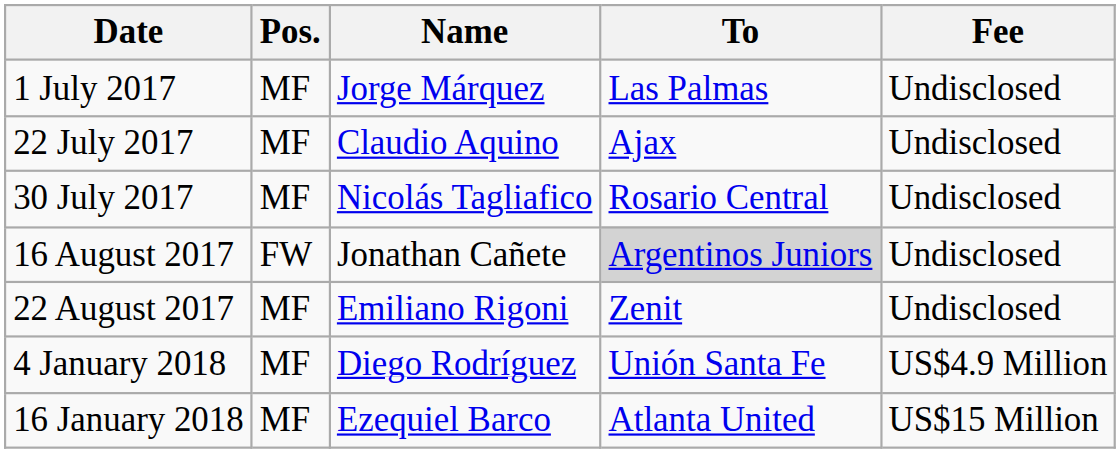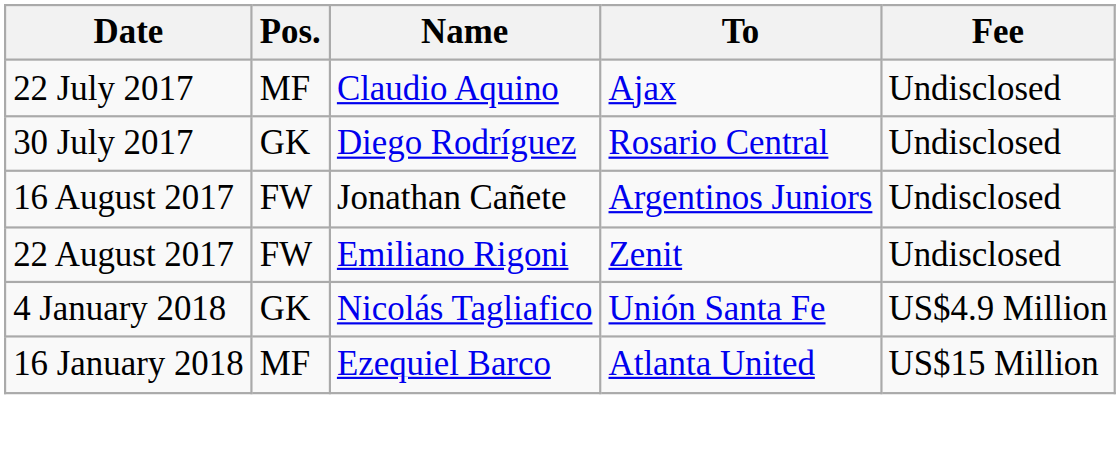- row: (95, 87)
(285, 198) MF -> (285, 142) GK
(465, 198) Nicolás Tagliafico -> (457, 142) Diego Rodríguez
(740, 253) lightgrey background -> (740, 198) no background
(285, 308) MF -> (286, 253) FW
(285, 364) MF -> (285, 308) GK
(457, 364) Diego Rodríguez -> (465, 308) Nicolás Tagliafico
